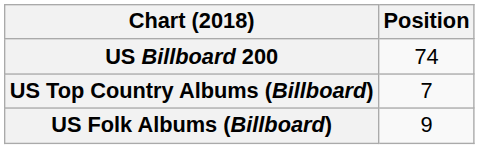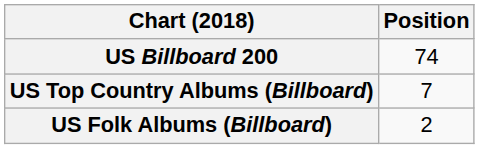(426, 125) 9 -> (426, 125) 2
